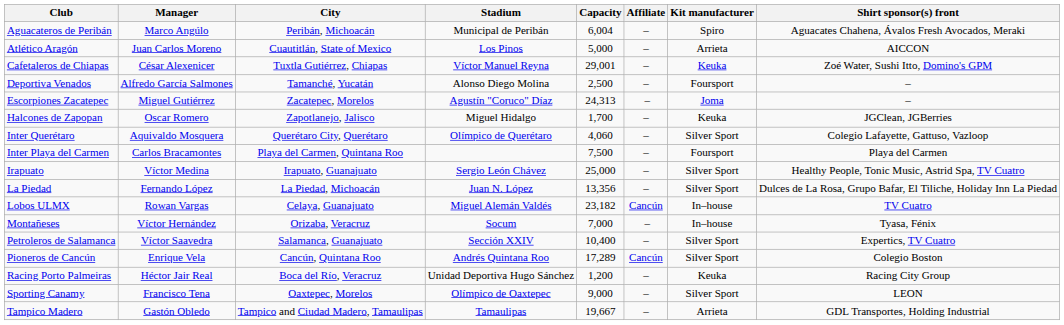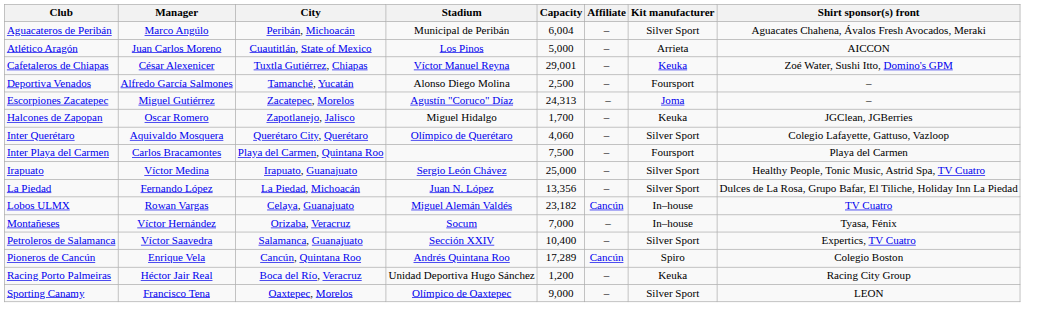(712, 30) Spiro -> (673, 30) Silver Sport
(712, 258) Silver Sport -> (673, 258) Spiro
- row: (45, 310)
